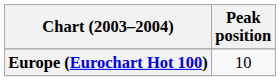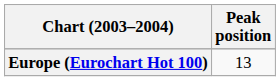(243, 62) 10 -> (243, 62) 13
